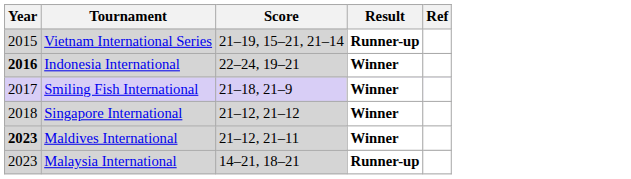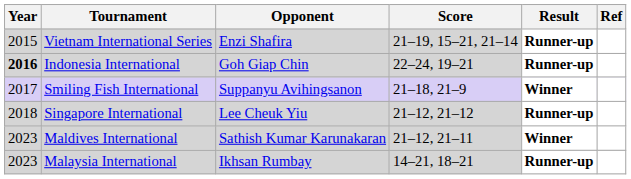+ column: (303, 17)
(375, 65) Winner -> (559, 65) Runner-up
(375, 113) Winner -> (559, 113) Runner-up
(23, 138) bold -> (23, 138) normal
